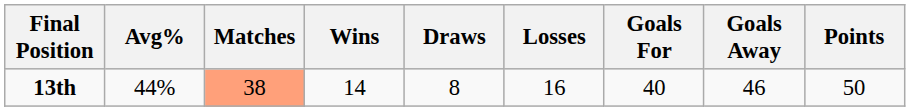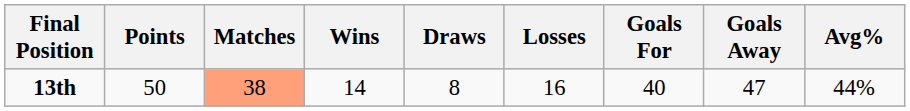columns swapped: (854, 36) <-> (155, 36)
(754, 87) 46 -> (754, 87) 47
